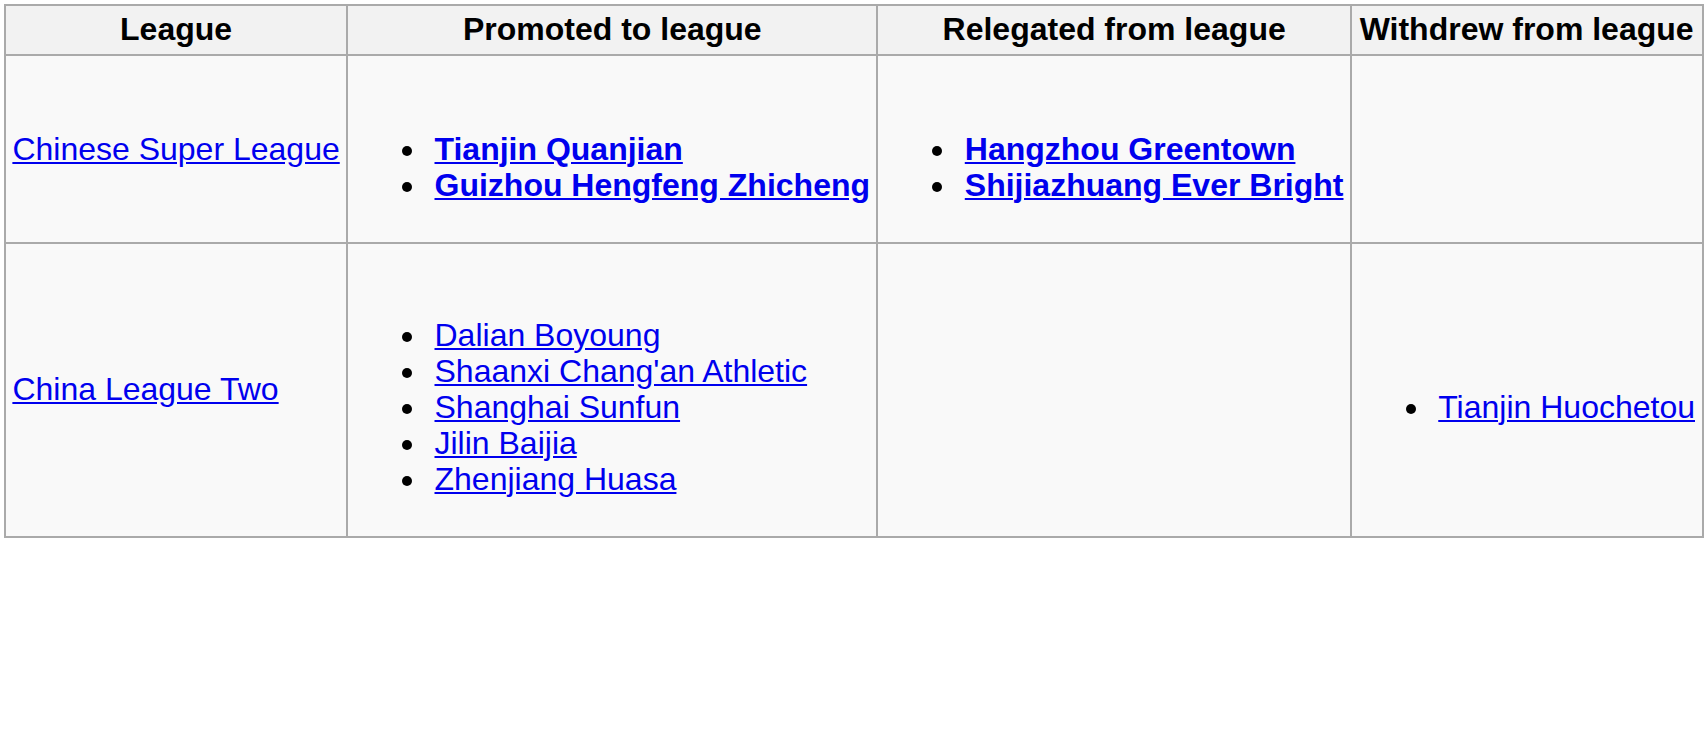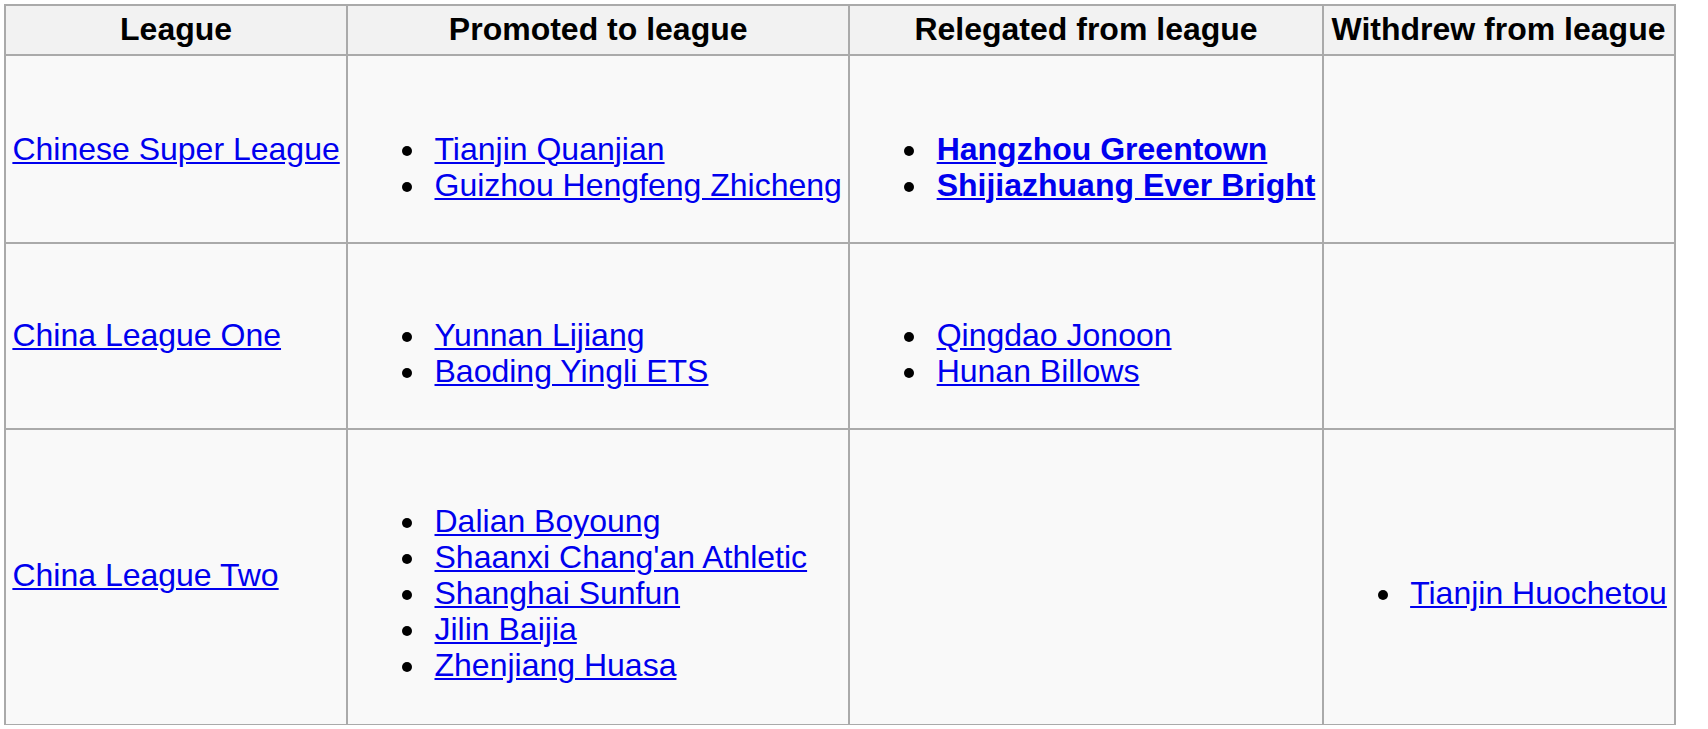(612, 167) bold -> (598, 167) normal
+ row: (147, 335)
